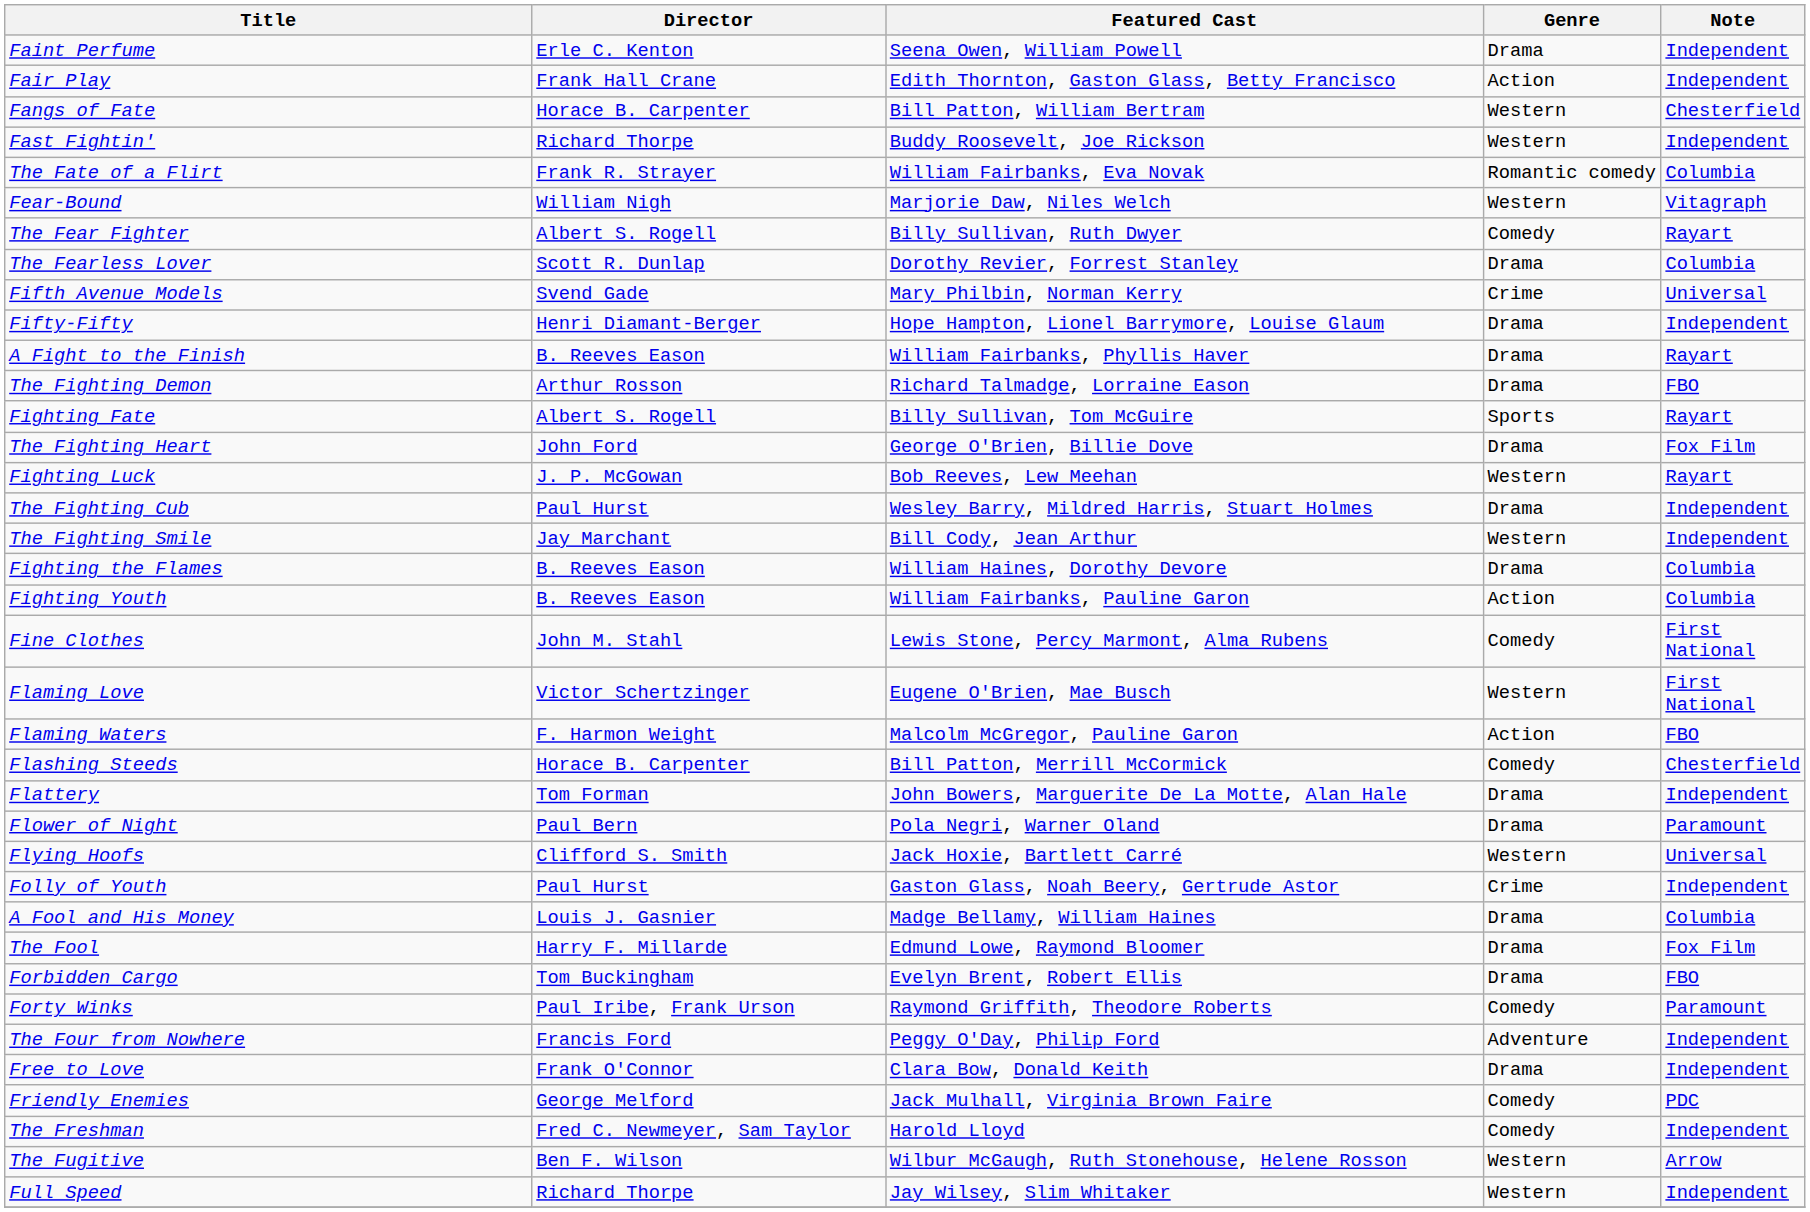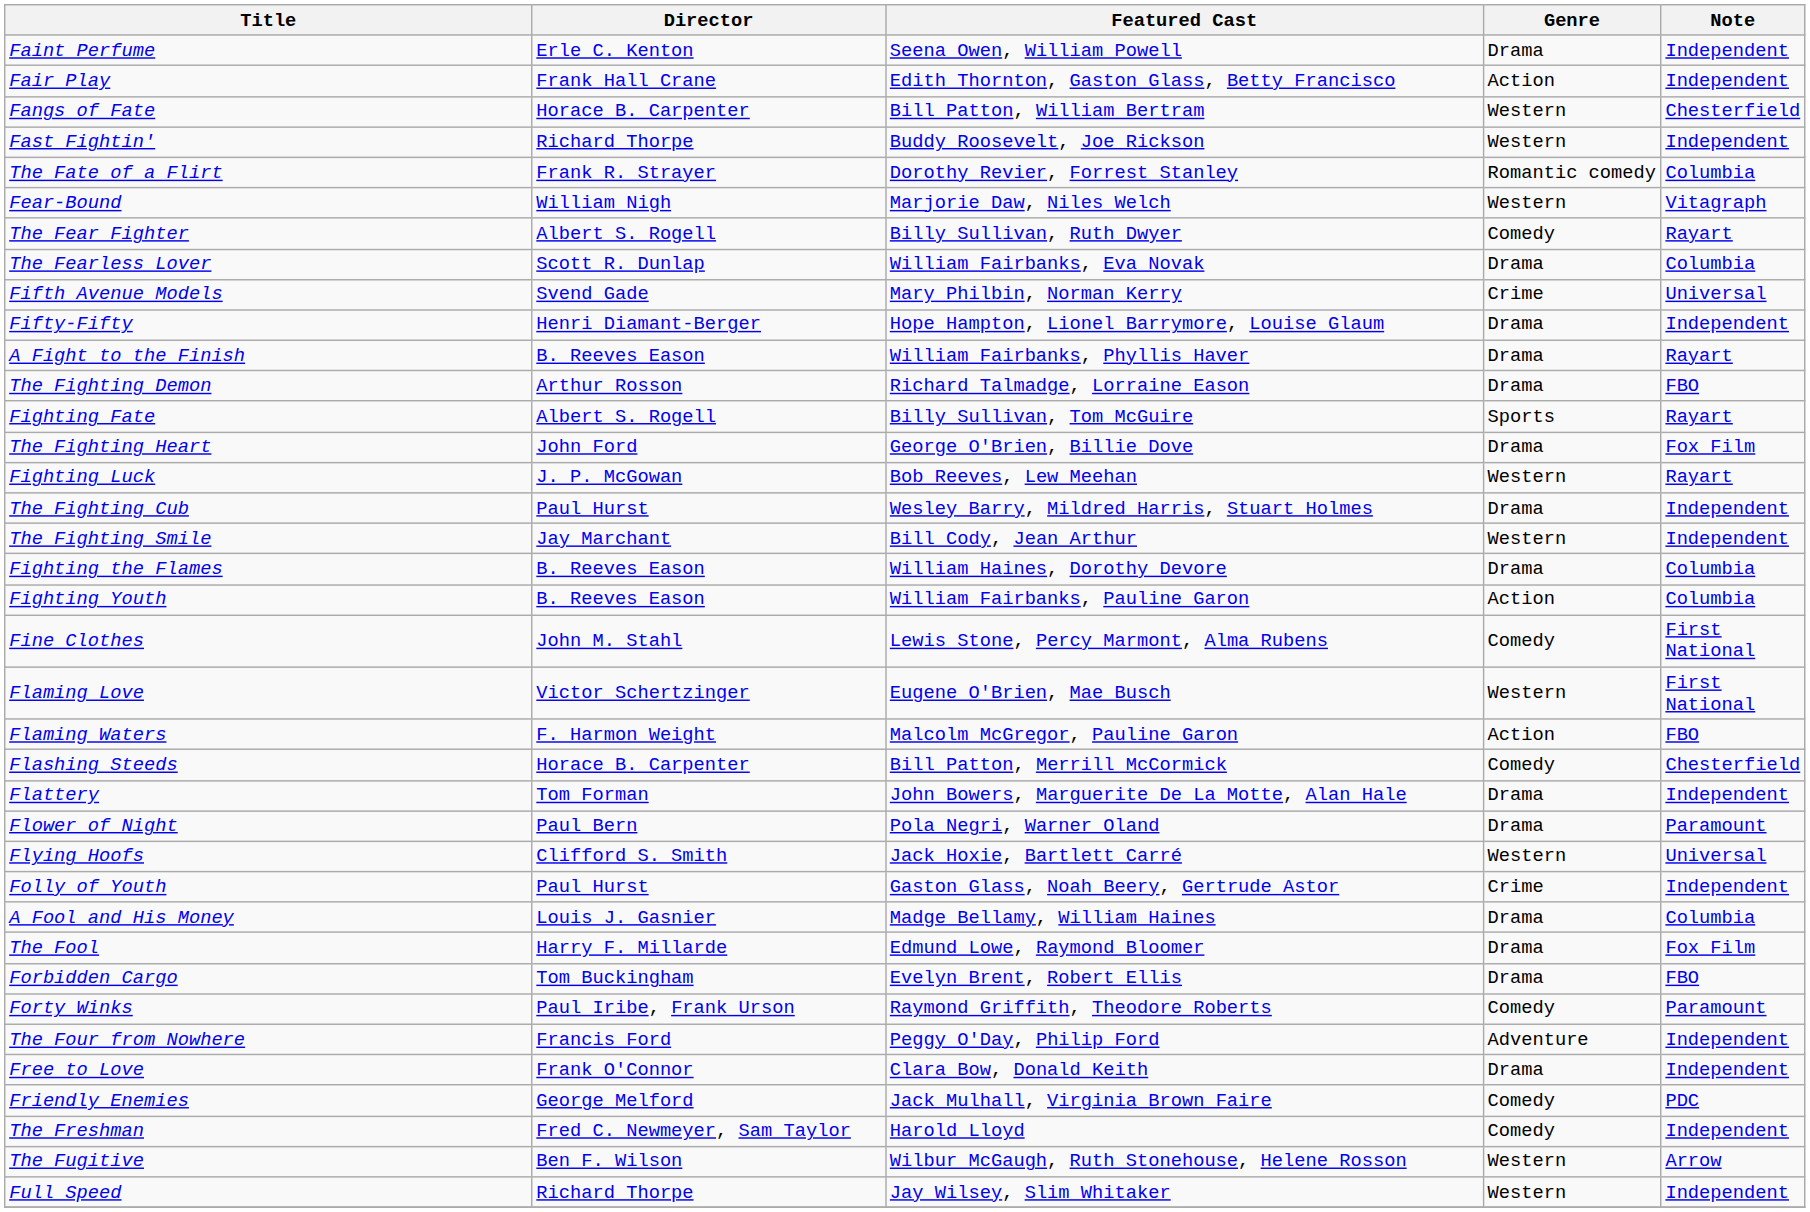(1047, 173) William Fairbanks, Eva Novak -> (1064, 173) Dorothy Revier, Forrest Stanley
(1064, 264) Dorothy Revier, Forrest Stanley -> (1047, 264) William Fairbanks, Eva Novak
